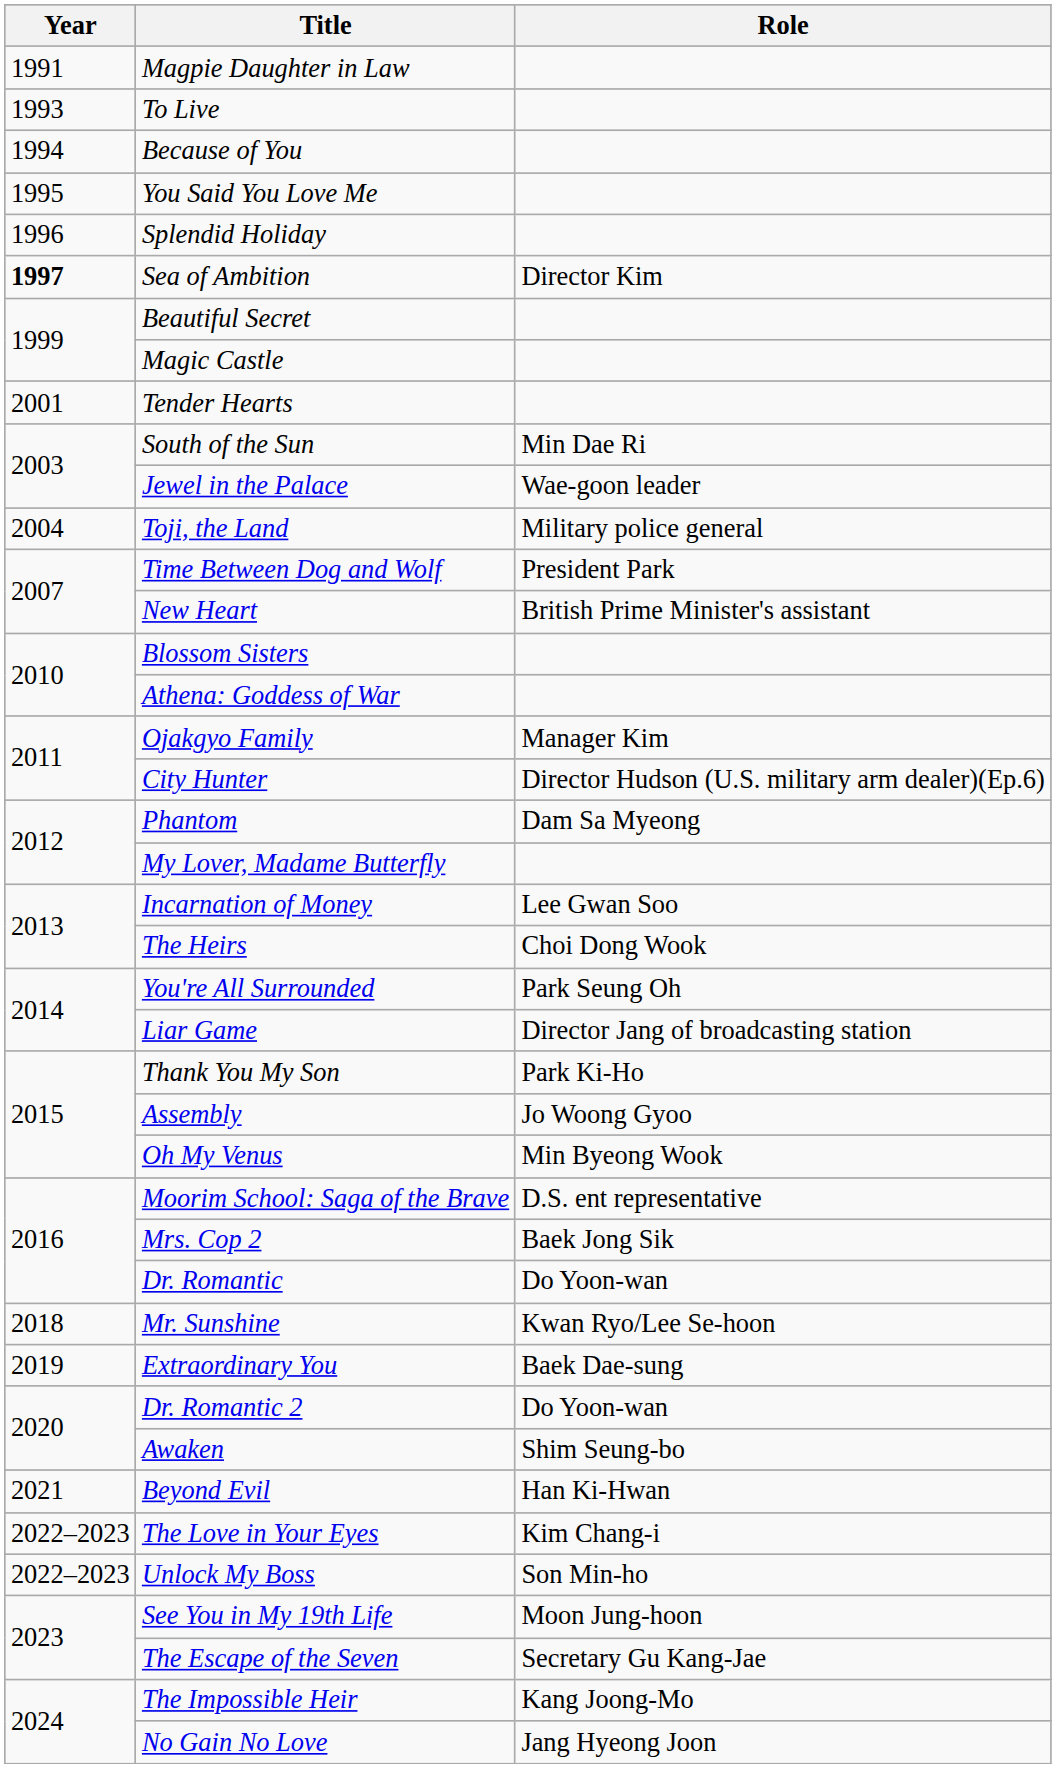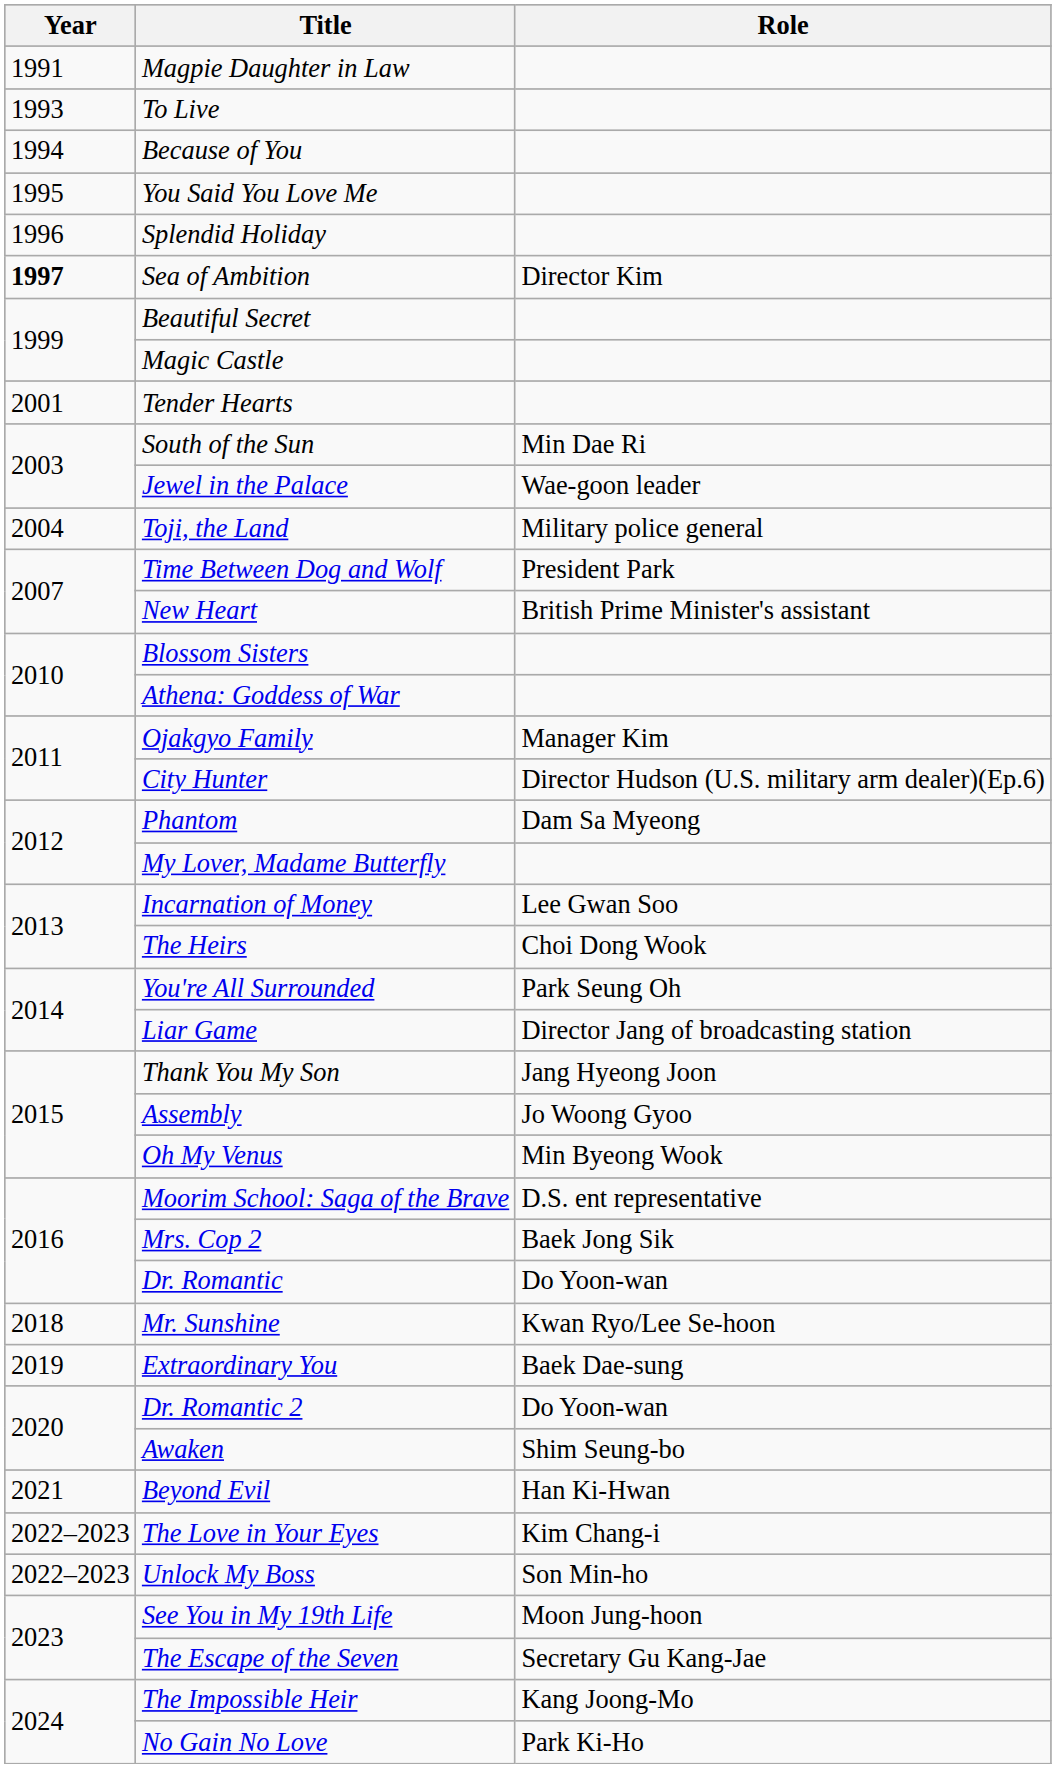(583, 1072) Park Ki-Ho -> (619, 1072) Jang Hyeong Joon
(619, 1742) Jang Hyeong Joon -> (583, 1742) Park Ki-Ho
